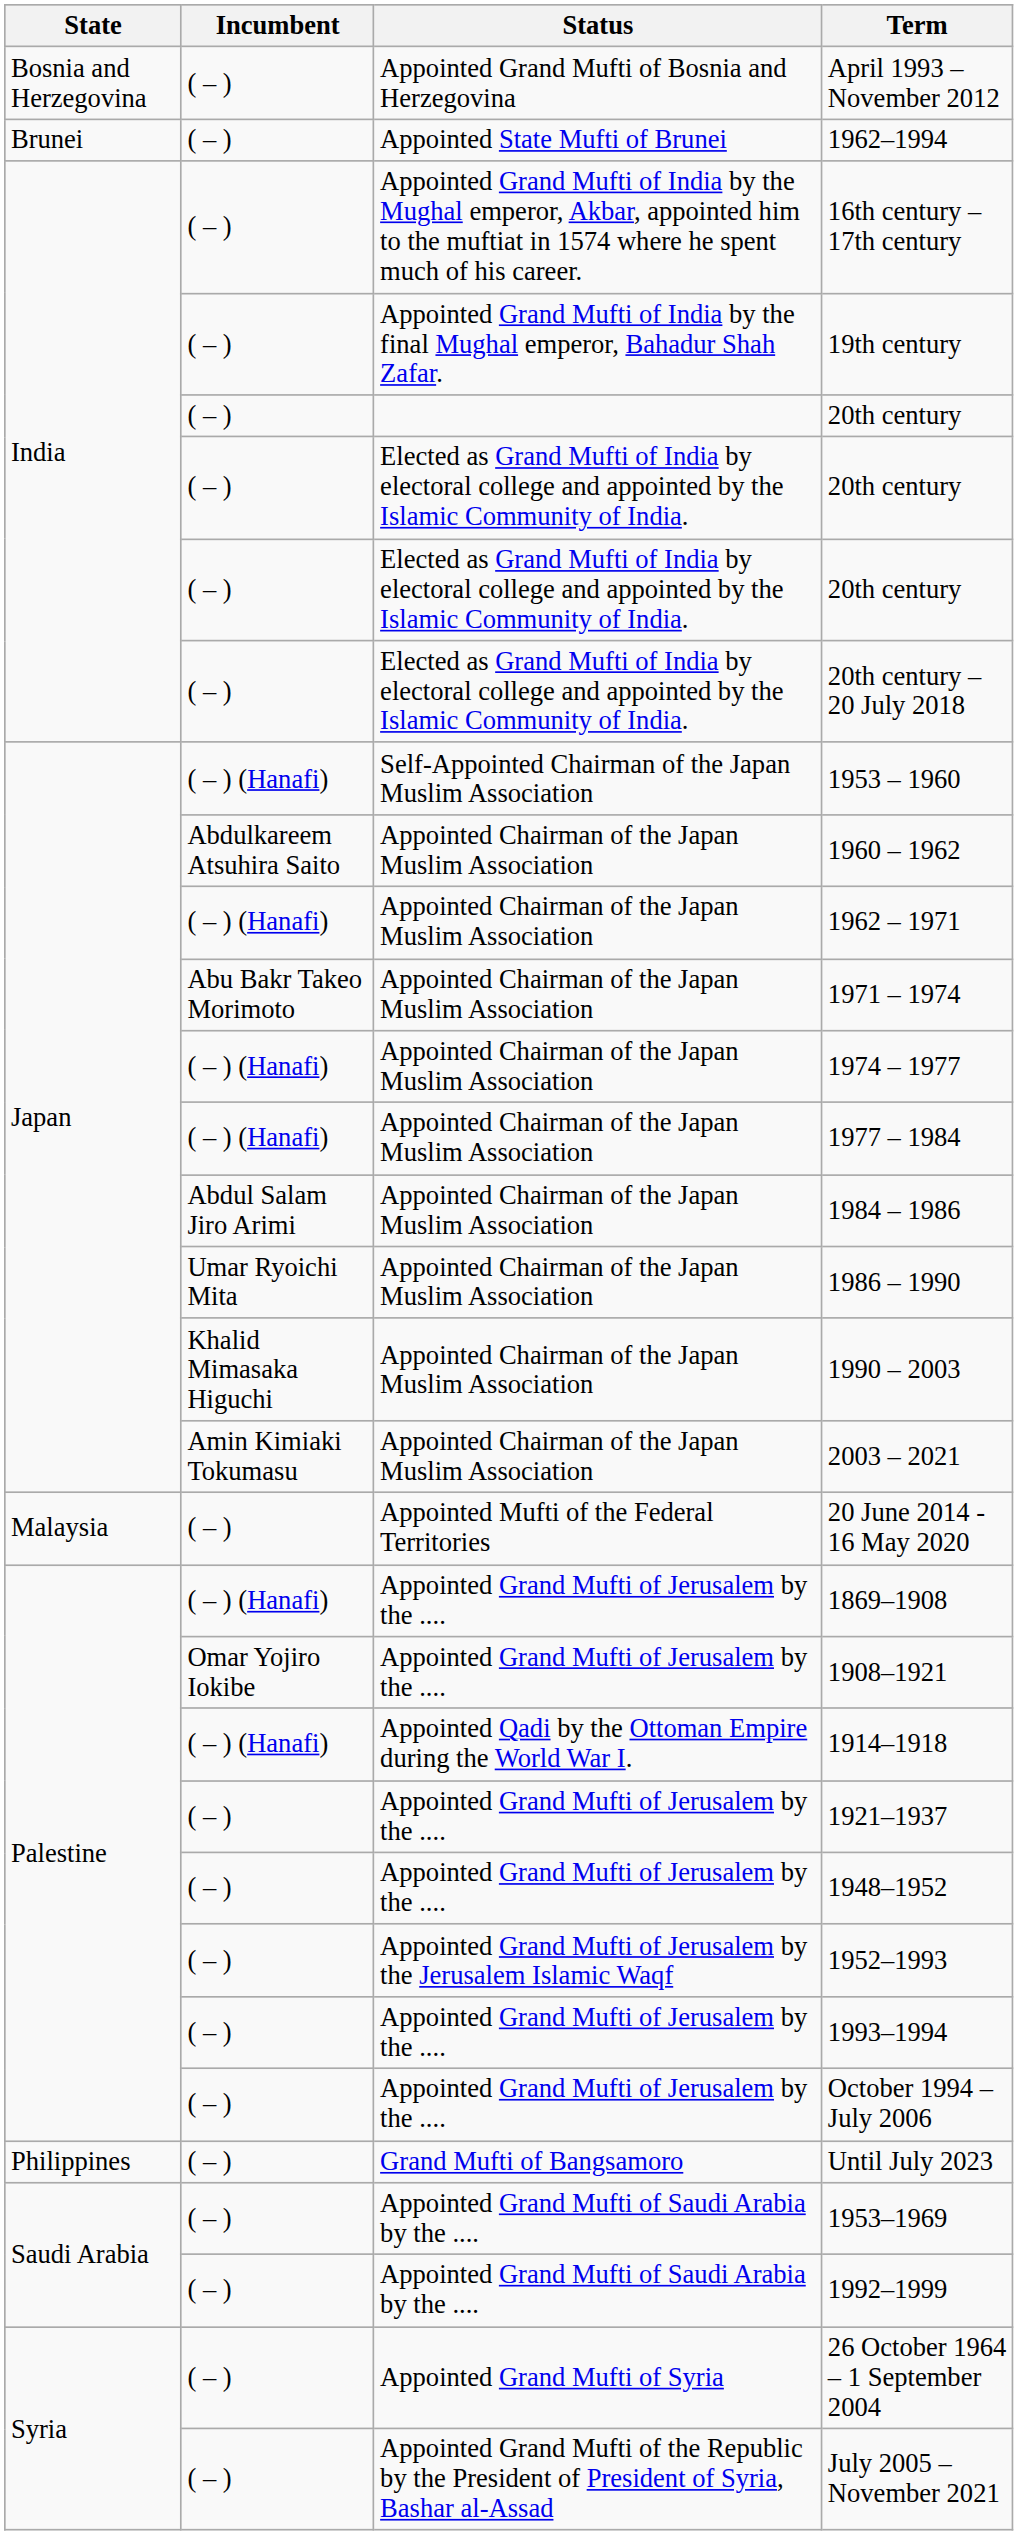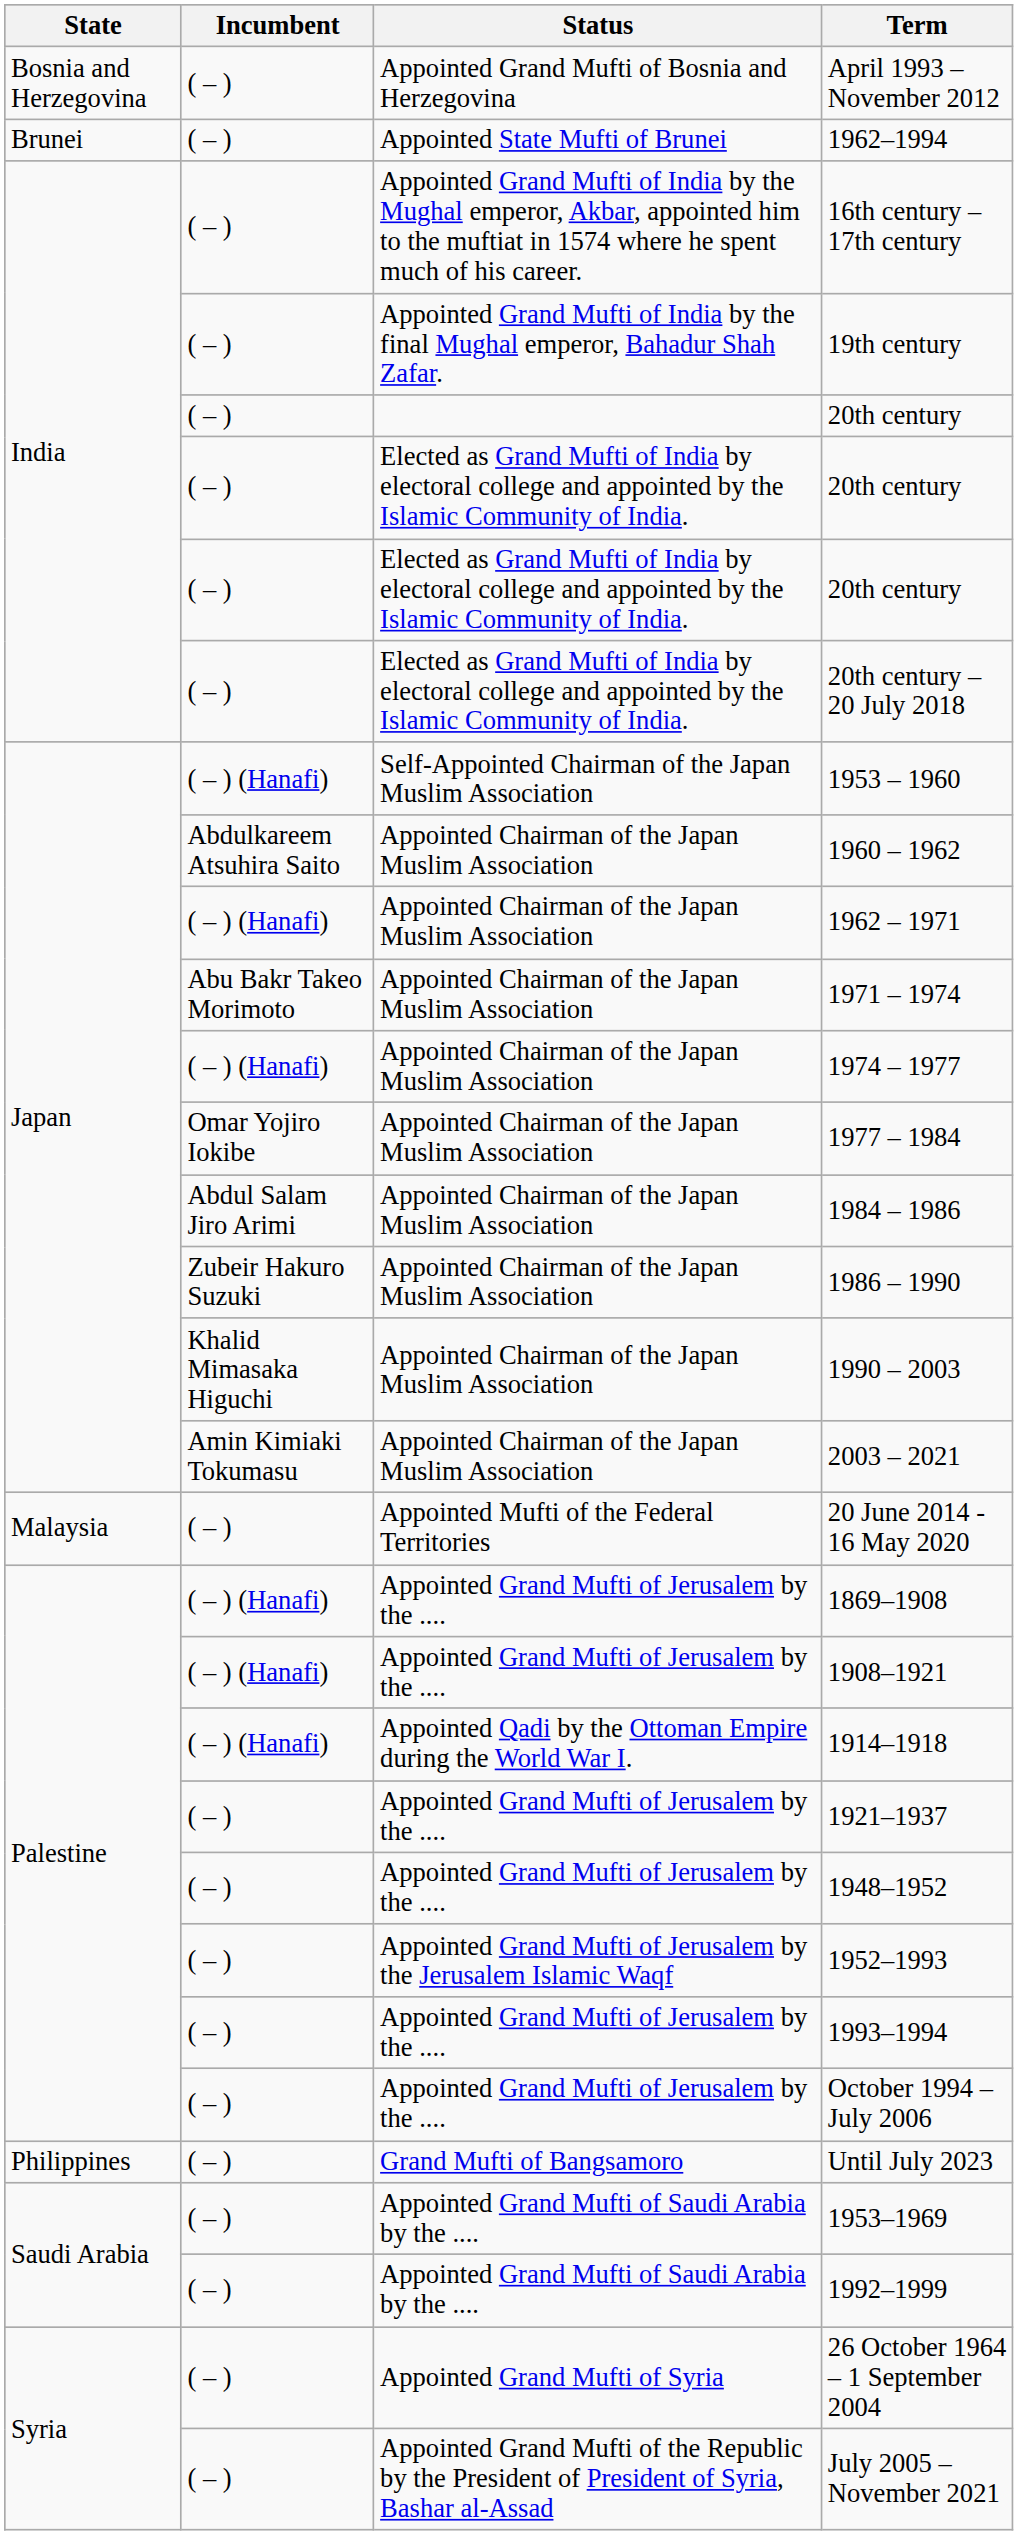(258, 1138) ( – ) (Hanafi) -> (254, 1138) Omar Yojiro Iokibe
(262, 1282) Umar Ryoichi Mita -> (266, 1282) Zubeir Hakuro Suzuki
(254, 1672) Omar Yojiro Iokibe -> (258, 1672) ( – ) (Hanafi)
